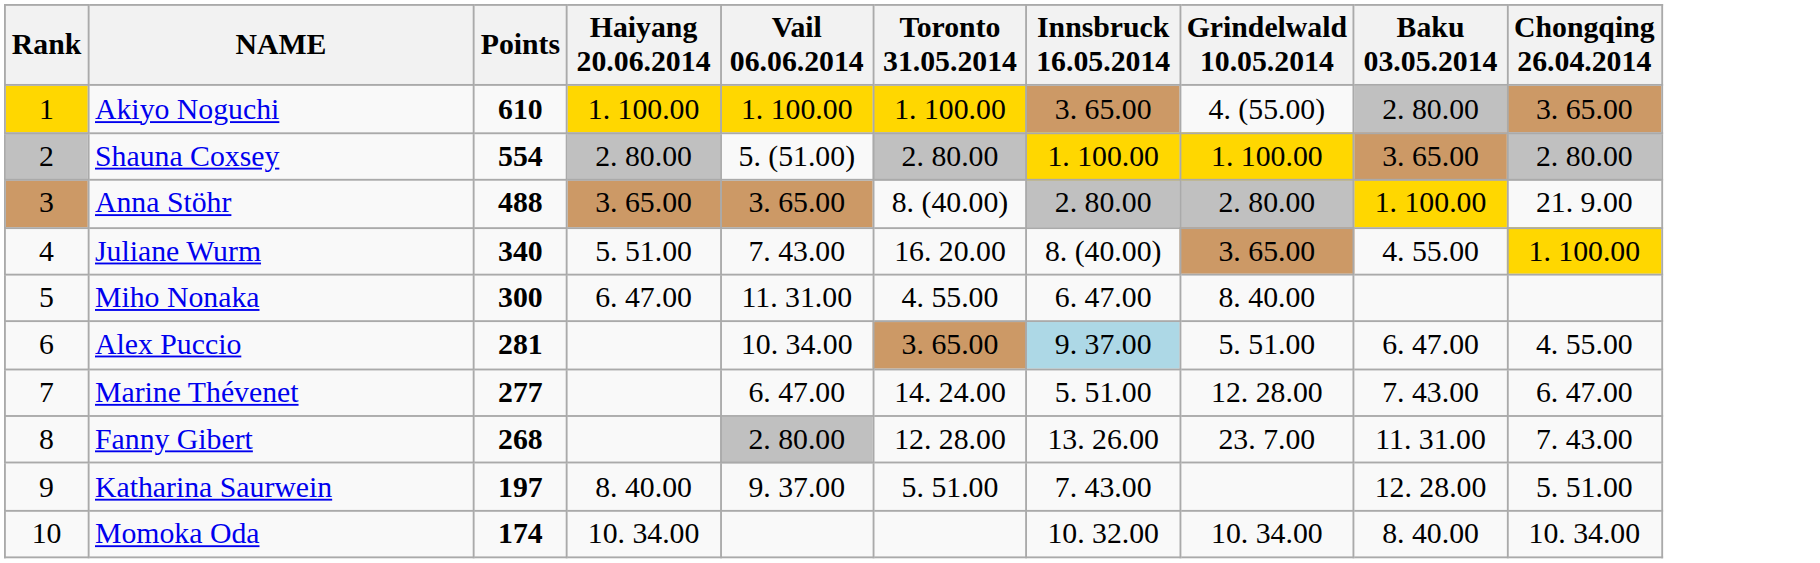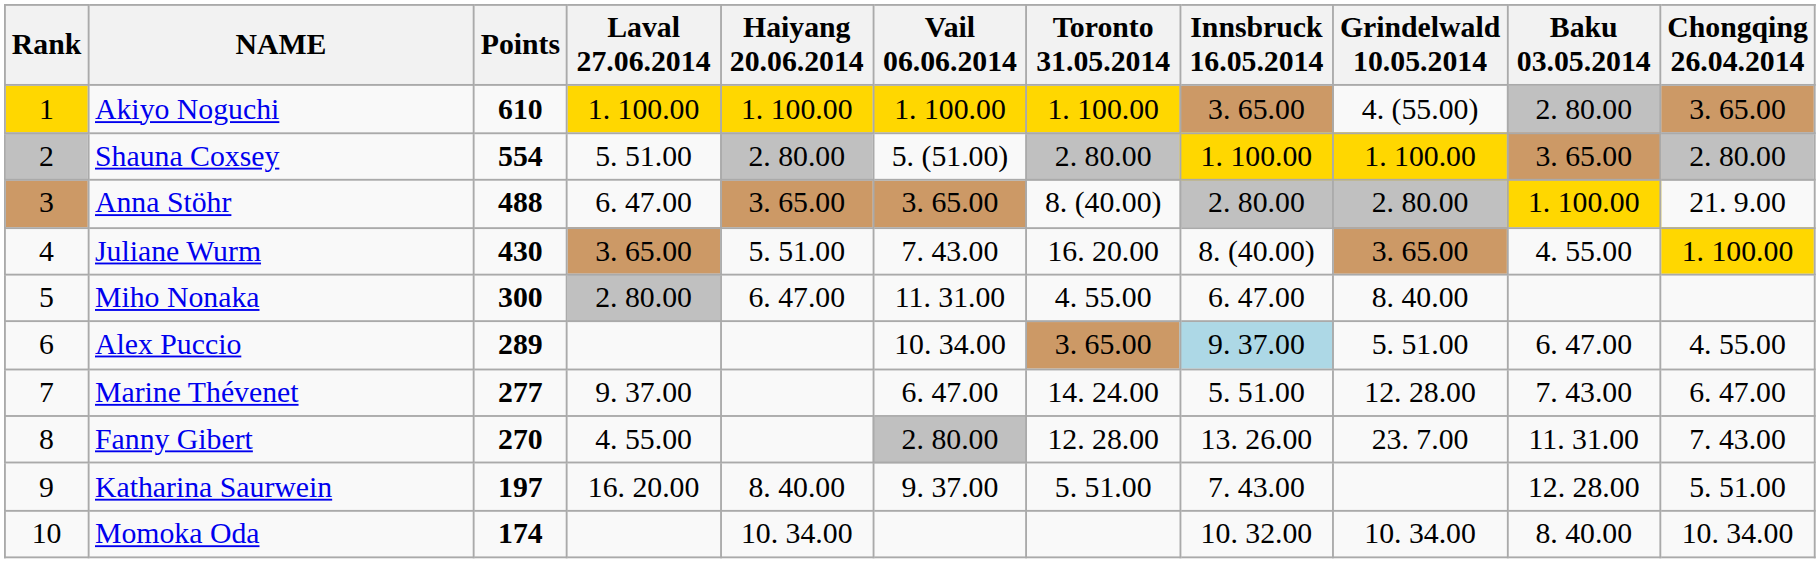+ column: (644, 44)
(520, 250) 340 -> (520, 250) 430
(520, 344) 281 -> (520, 344) 289
(520, 439) 268 -> (520, 439) 270
